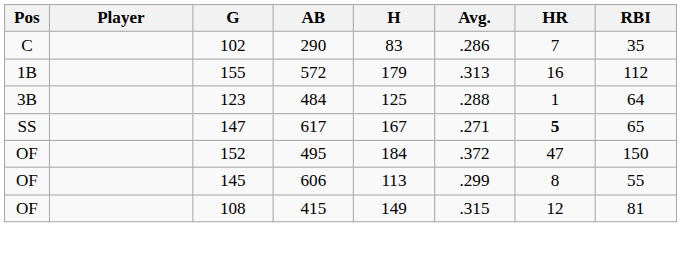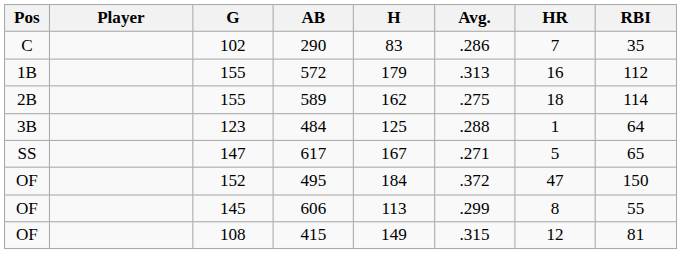+ row: (313, 99)
(555, 126) bold -> (555, 153) normal
